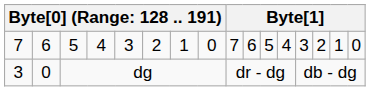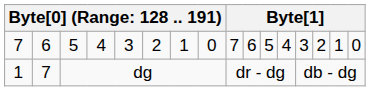(18, 72) 3 -> (18, 72) 1
(46, 72) 0 -> (46, 72) 7
